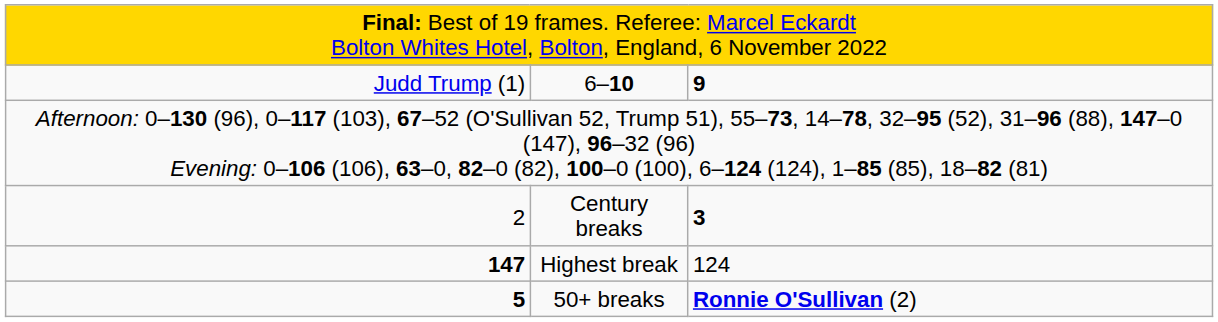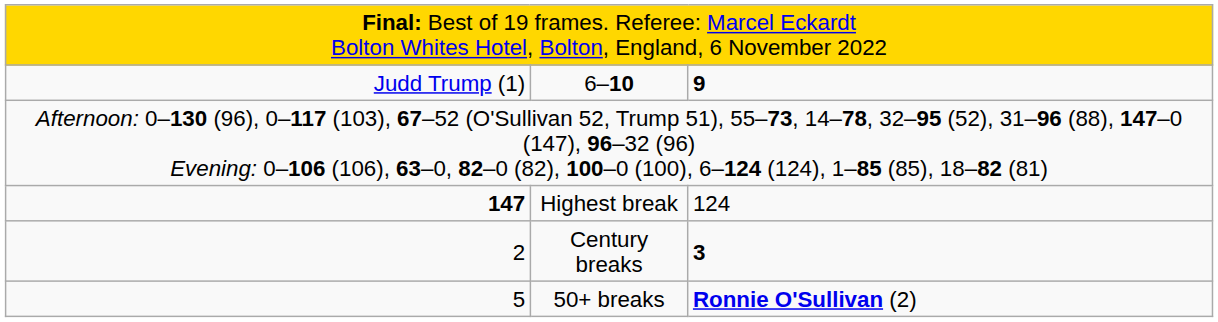rows swapped: (609, 264) <-> (609, 216)
(519, 299) bold -> (519, 299) normal
